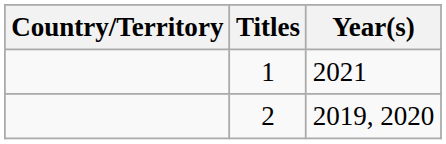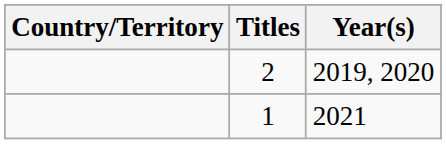rows swapped: (268, 116) <-> (268, 71)
